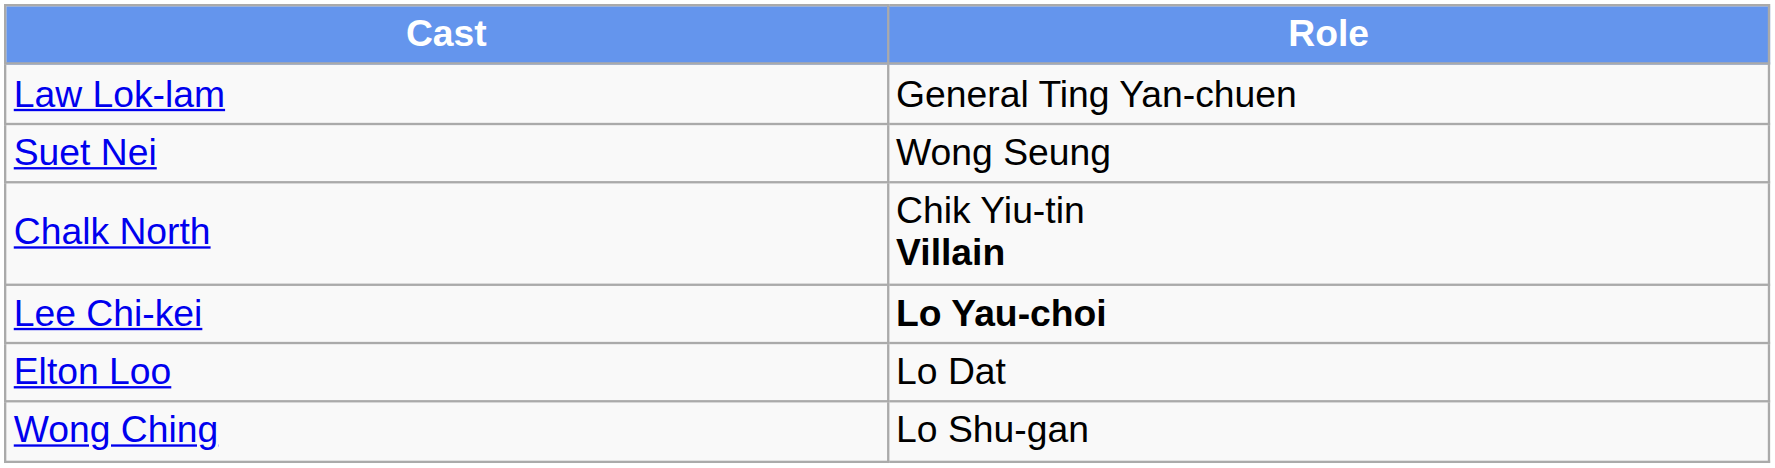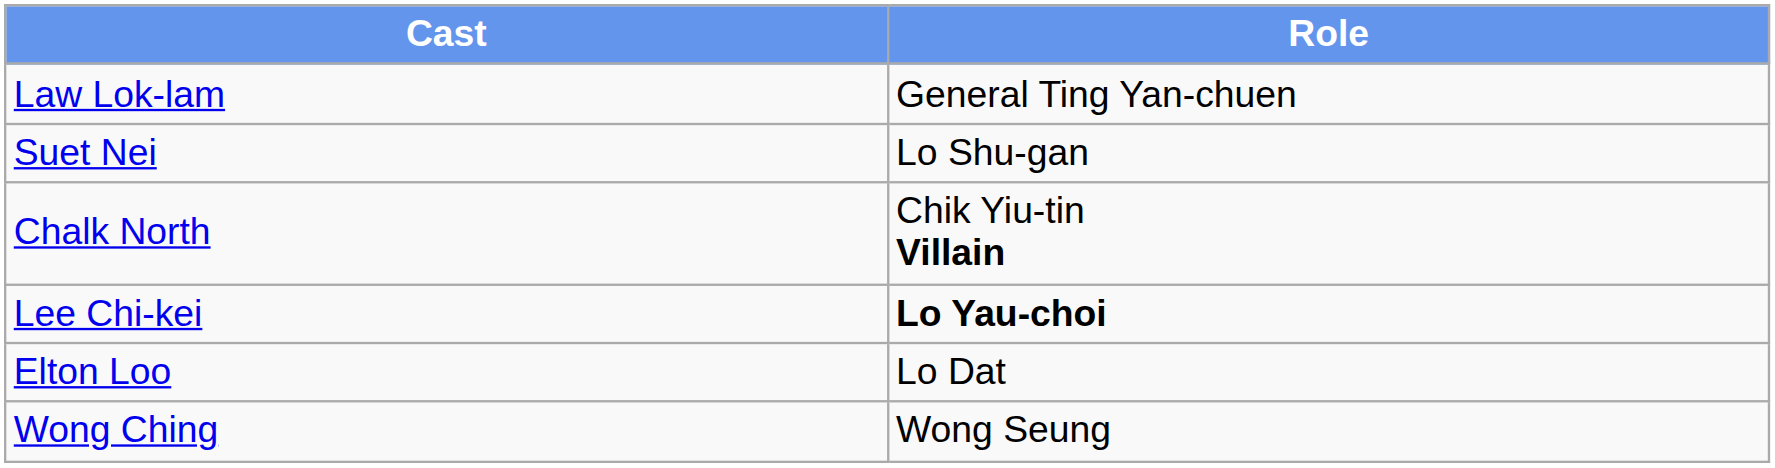(1004, 152) Wong Seung -> (992, 152) Lo Shu-gan
(992, 430) Lo Shu-gan -> (1004, 430) Wong Seung
